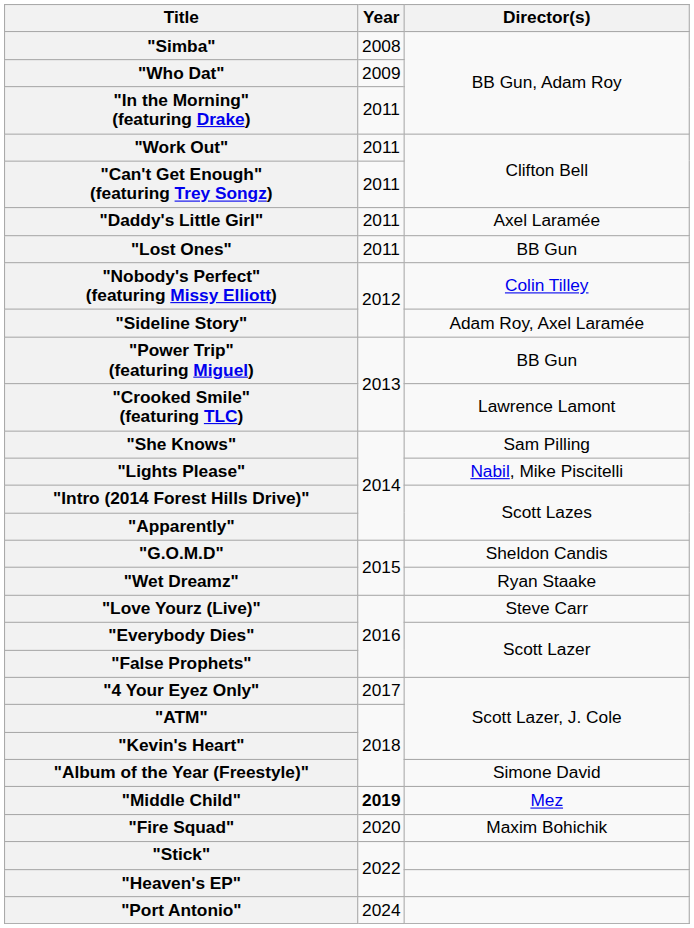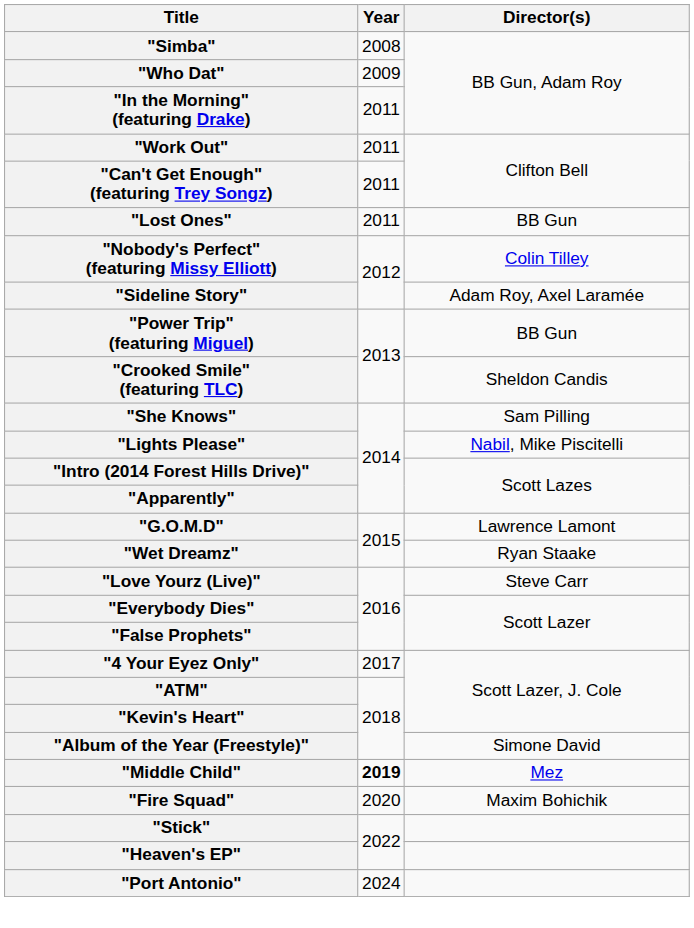- row: (181, 221)
(547, 407) Lawrence Lamont -> (547, 379) Sheldon Candis
(547, 553) Sheldon Candis -> (547, 526) Lawrence Lamont
